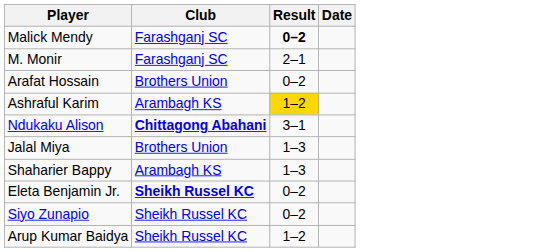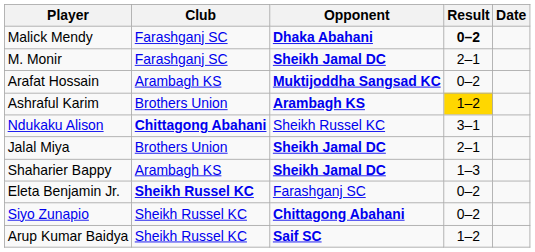+ column: (357, 15)
(181, 81) Brothers Union -> (178, 81) Arambagh KS
(178, 103) Arambagh KS -> (181, 103) Brothers Union
(294, 147) 1–3 -> (468, 147) 2–1
